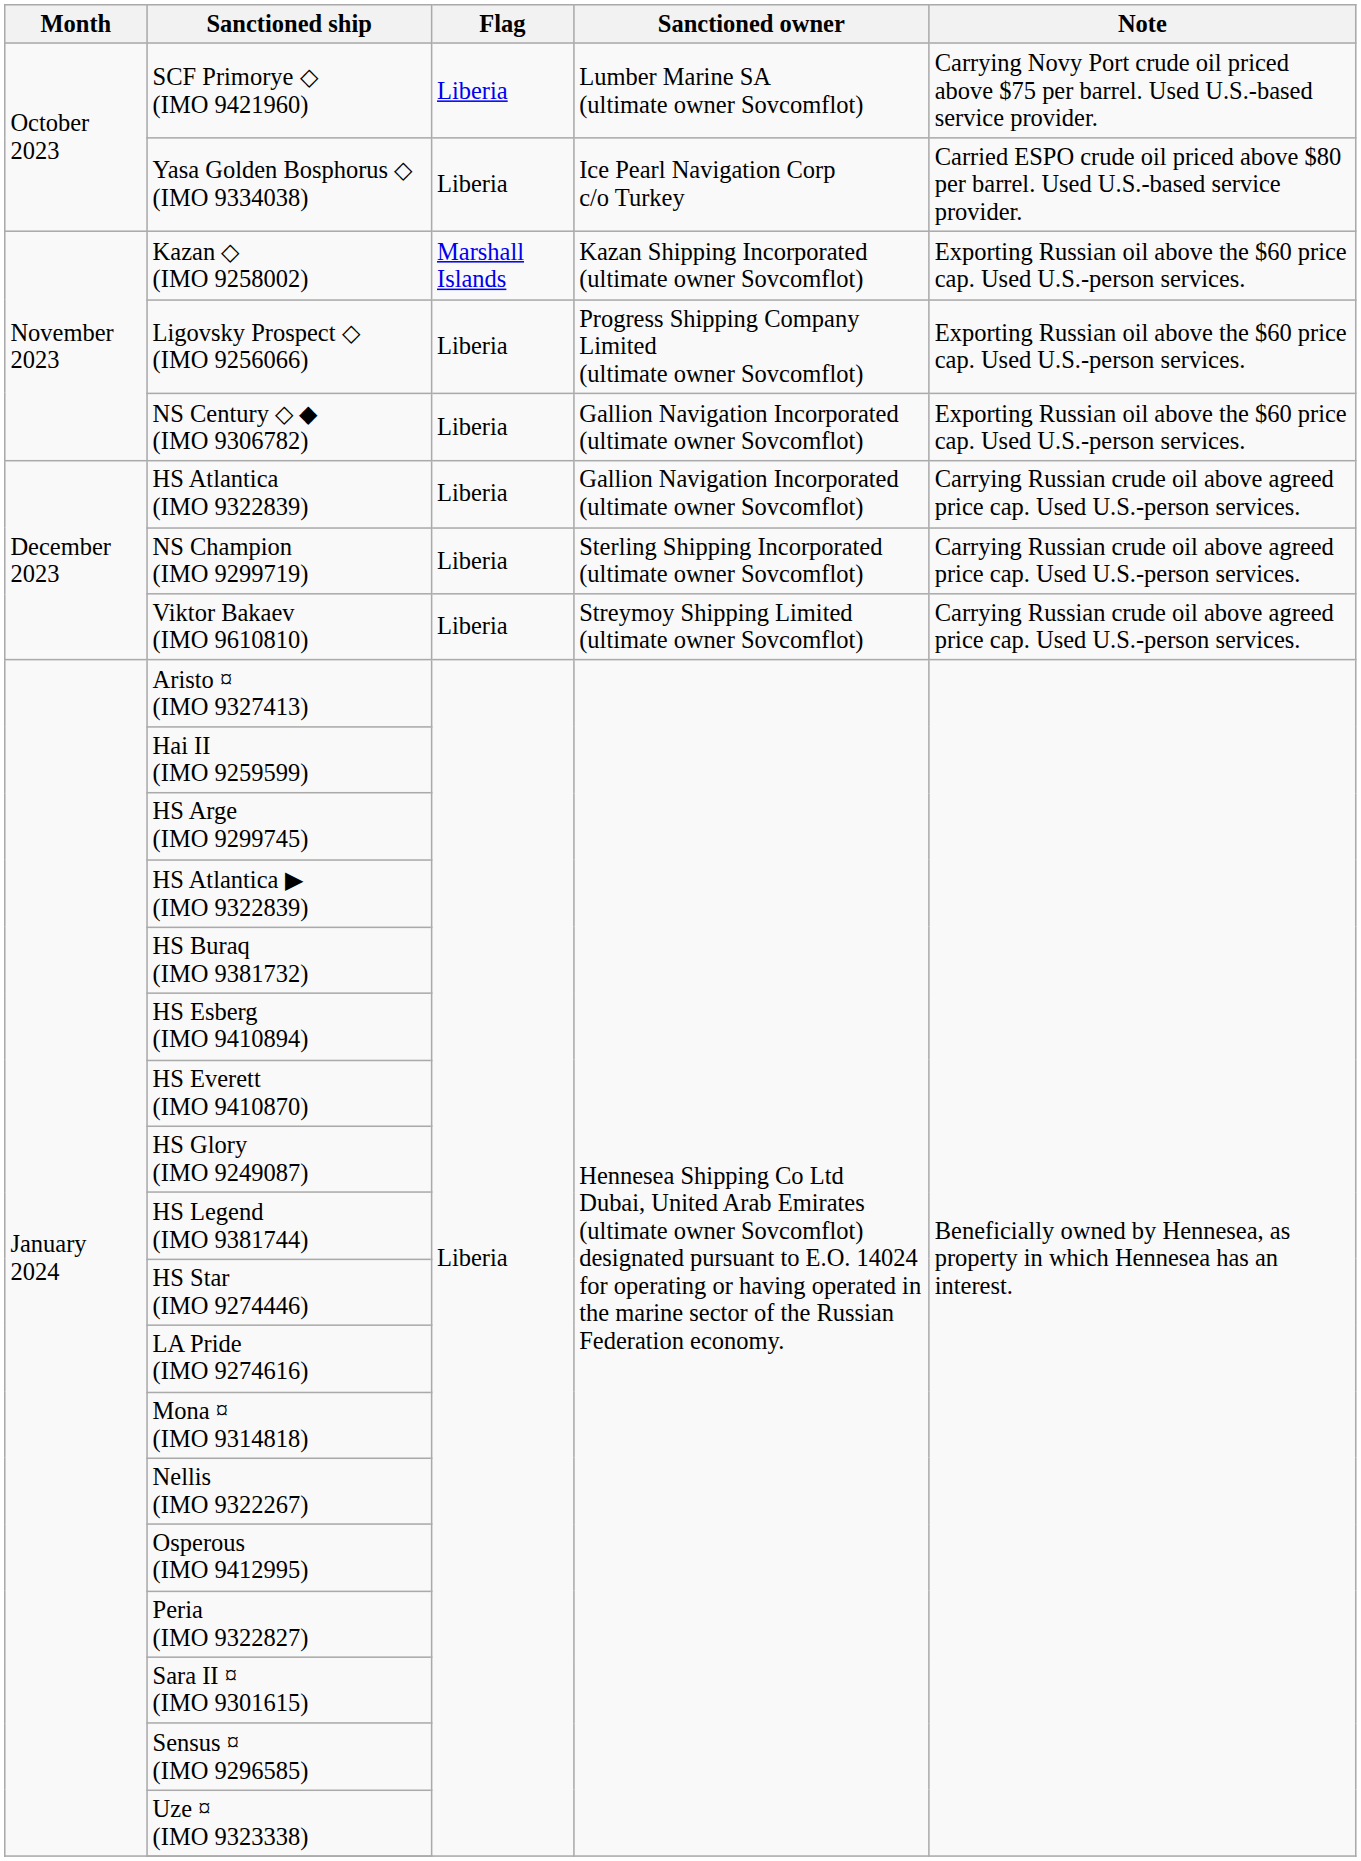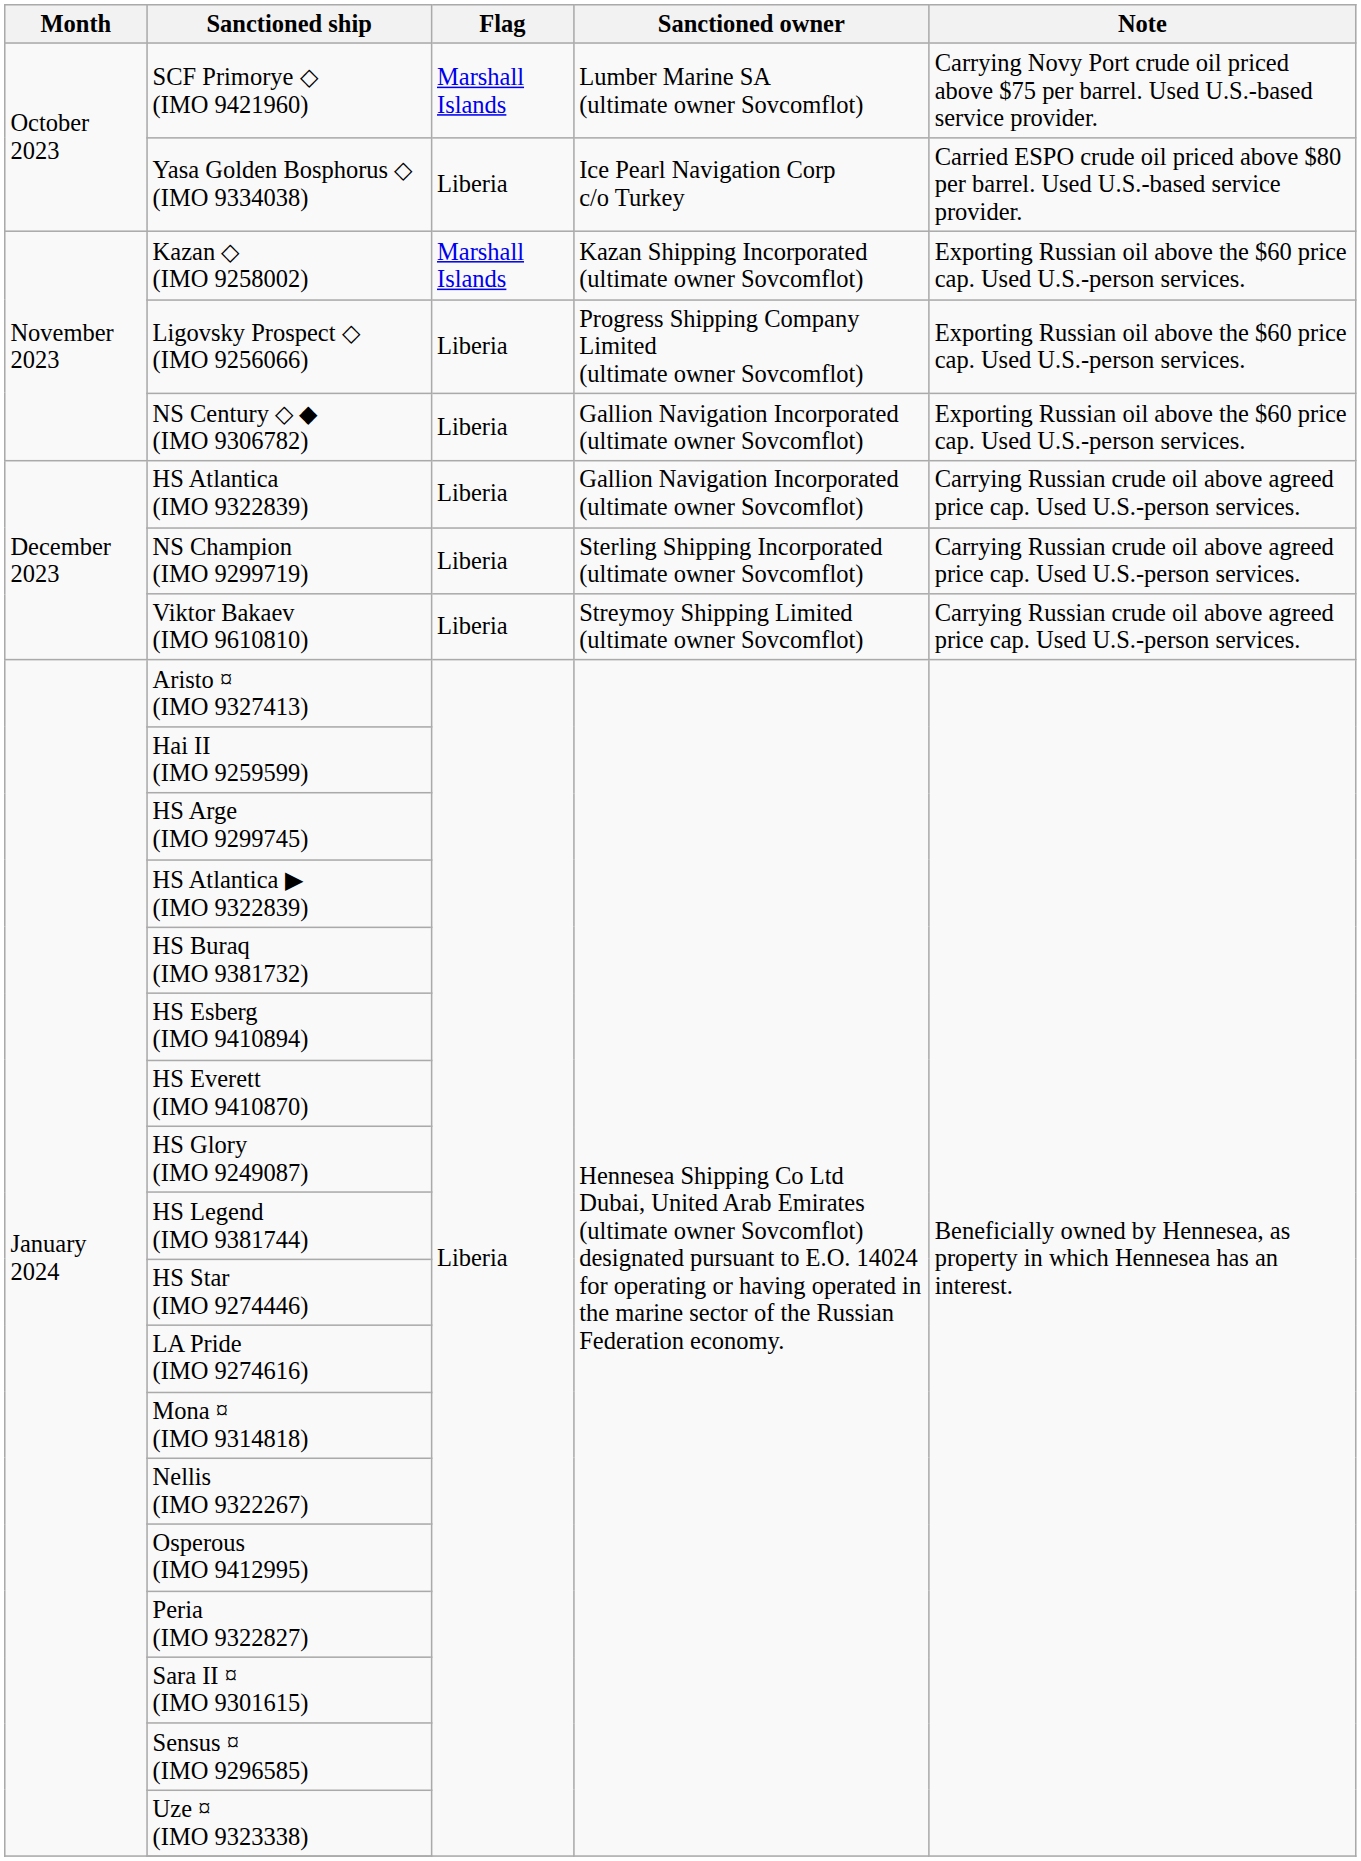(472, 90) Liberia -> (481, 90) Marshall Islands
